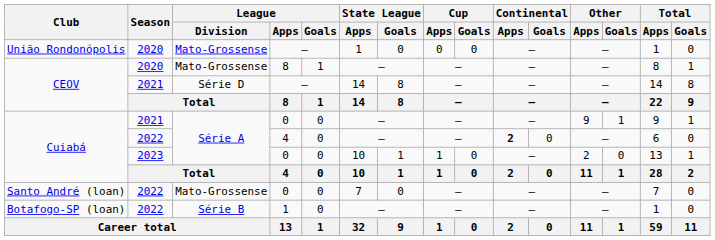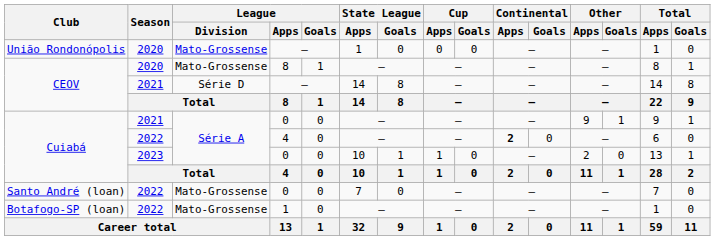(221, 209) Série B -> (221, 209) Mato-Grossense
